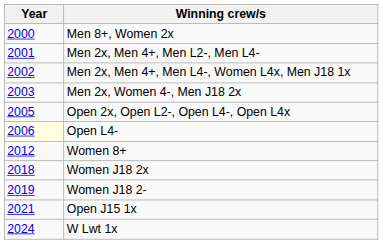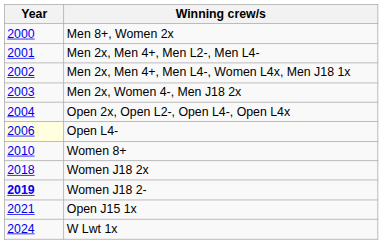(21, 111) 2005 -> (21, 111) 2004
(21, 151) 2012 -> (21, 151) 2010
(21, 190) normal -> (21, 190) bold
